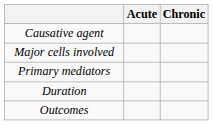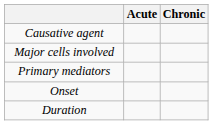+ row: (64, 91)
- row: (64, 110)
